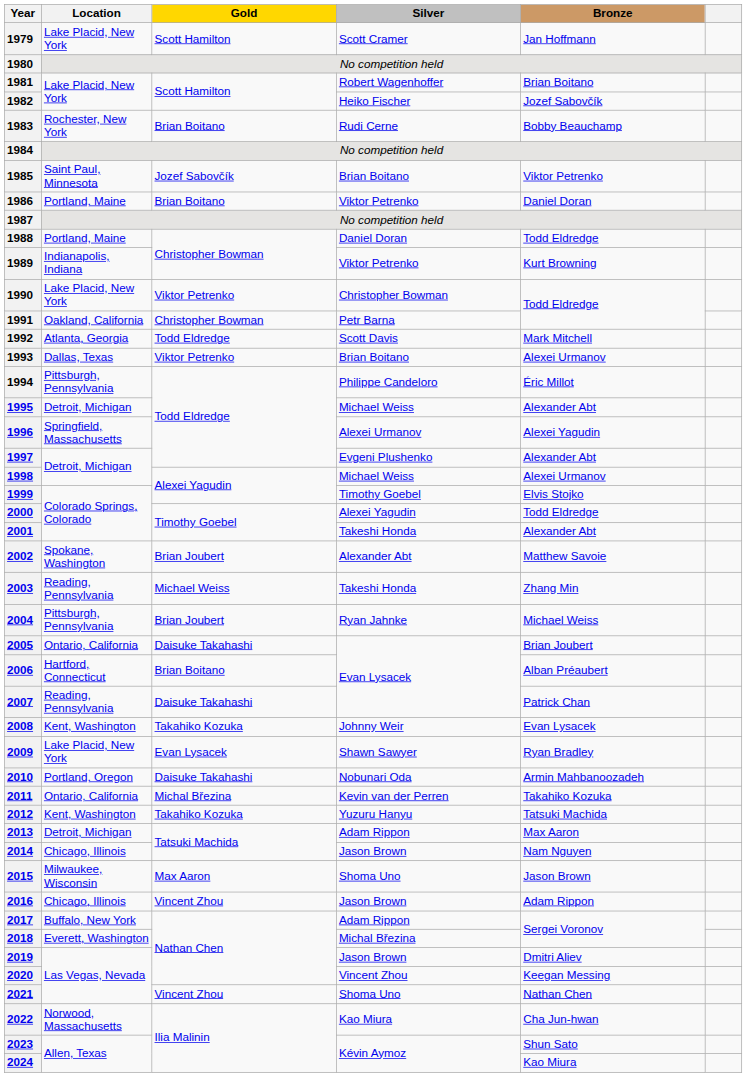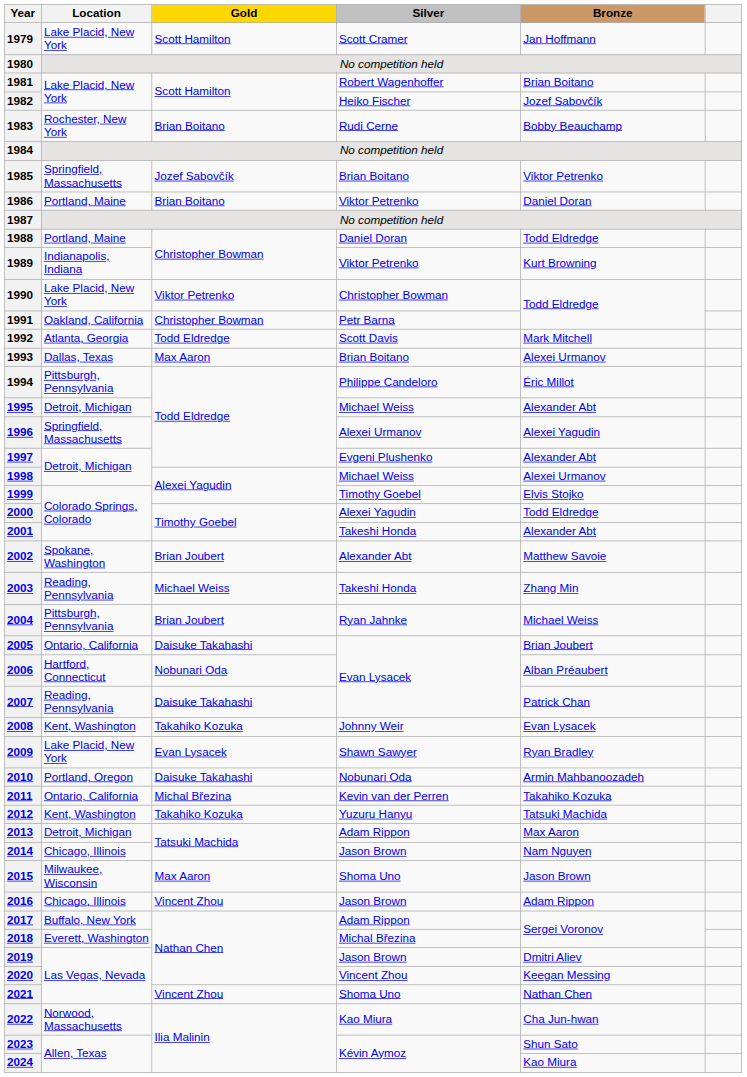(72, 176) Saint Paul, Minnesota -> (83, 176) Springfield, Massachusetts
(194, 357) Viktor Petrenko -> (182, 357) Max Aaron
(190, 670) Brian Boitano -> (191, 670) Nobunari Oda
